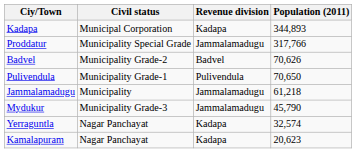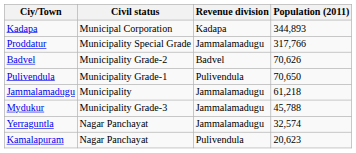(287, 108) 45,790 -> (287, 108) 45,788
(211, 124) Kadapa -> (230, 124) Jammalamadugu
(211, 140) Kadapa -> (220, 140) Pulivendula
